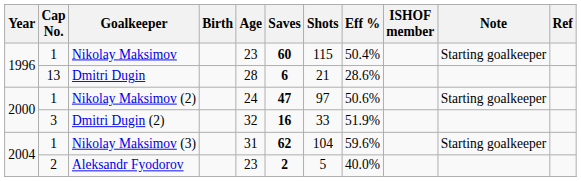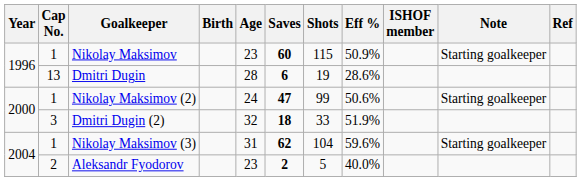(362, 54) 50.4% -> (362, 54) 50.9%
(323, 76) 21 -> (323, 76) 19
(323, 99) 97 -> (323, 99) 99
(285, 121) 16 -> (285, 121) 18
